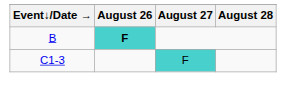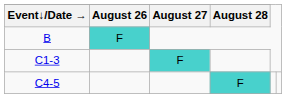(125, 37) bold -> (120, 37) normal
+ row: (47, 82)
